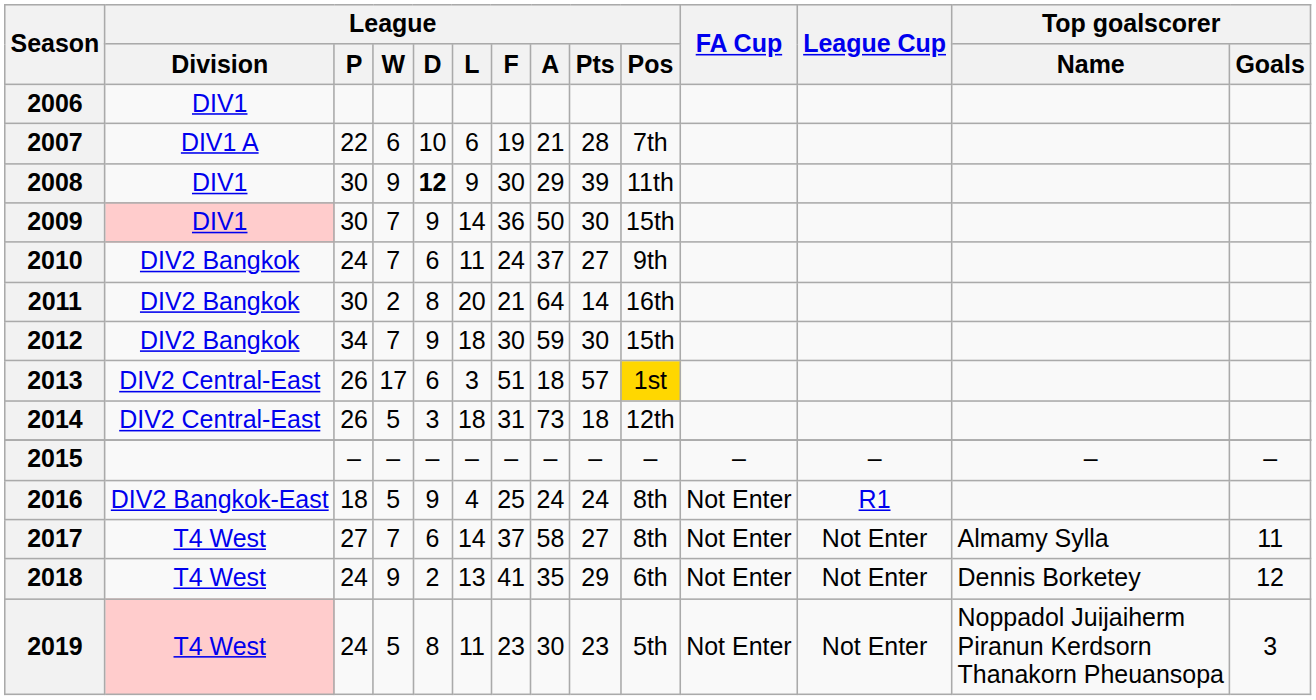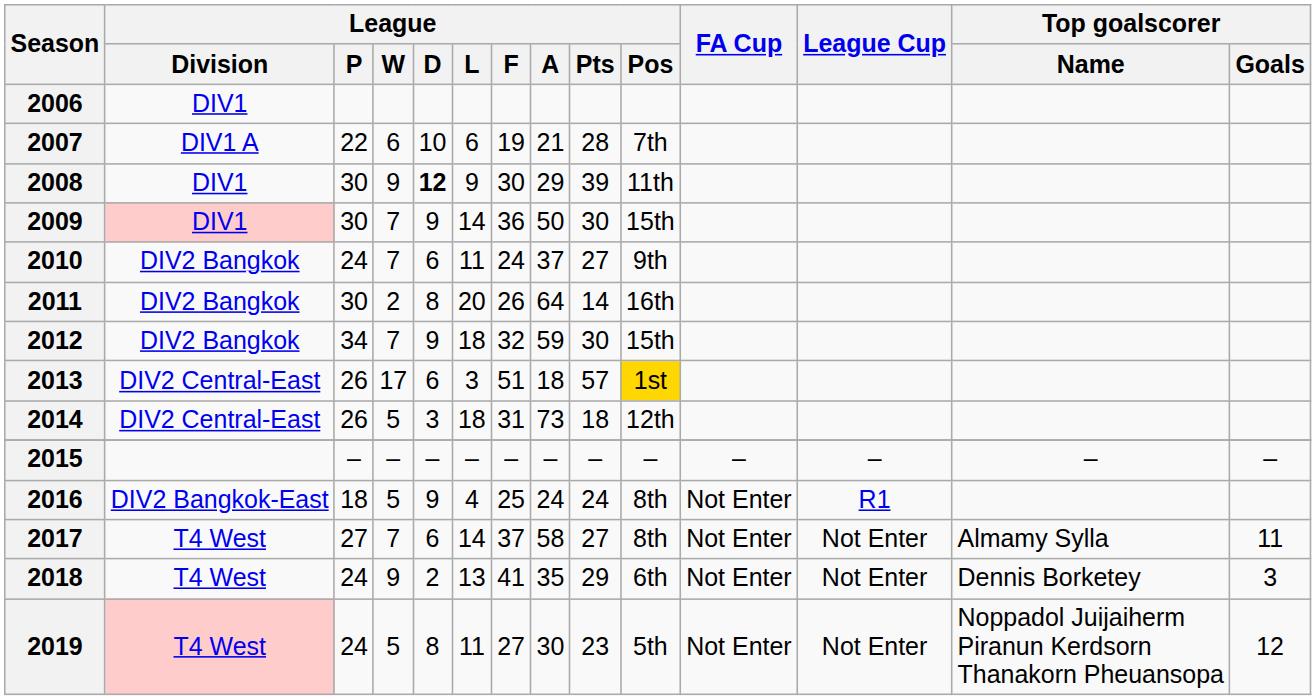(511, 301) 21 -> (511, 301) 26
(511, 340) 30 -> (511, 340) 32
(1270, 578) 12 -> (1270, 578) 3
(511, 646) 23 -> (511, 646) 27
(1270, 646) 3 -> (1270, 646) 12
